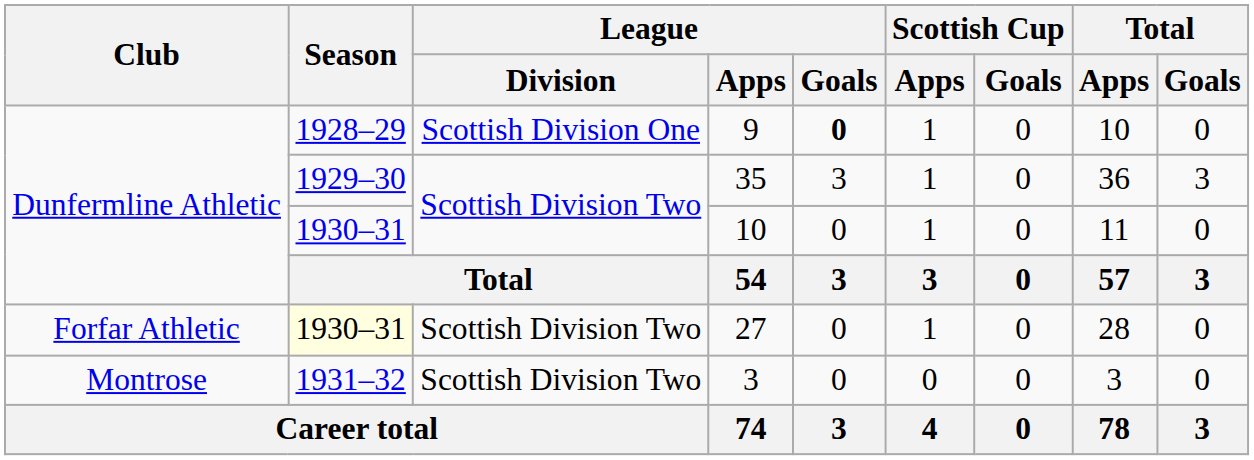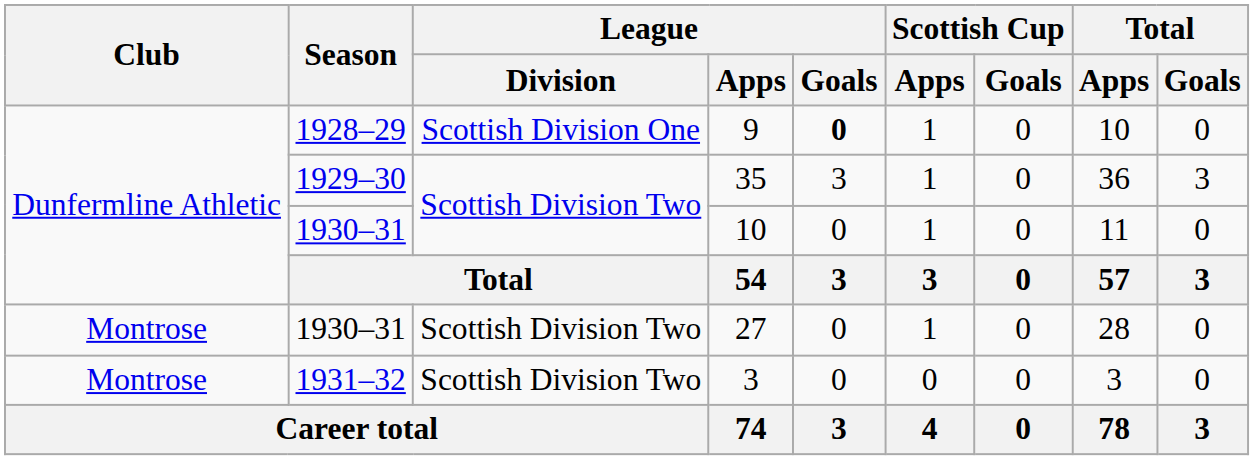(147, 329) Forfar Athletic -> (147, 329) Montrose
(351, 329) lightyellow background -> (351, 329) no background
